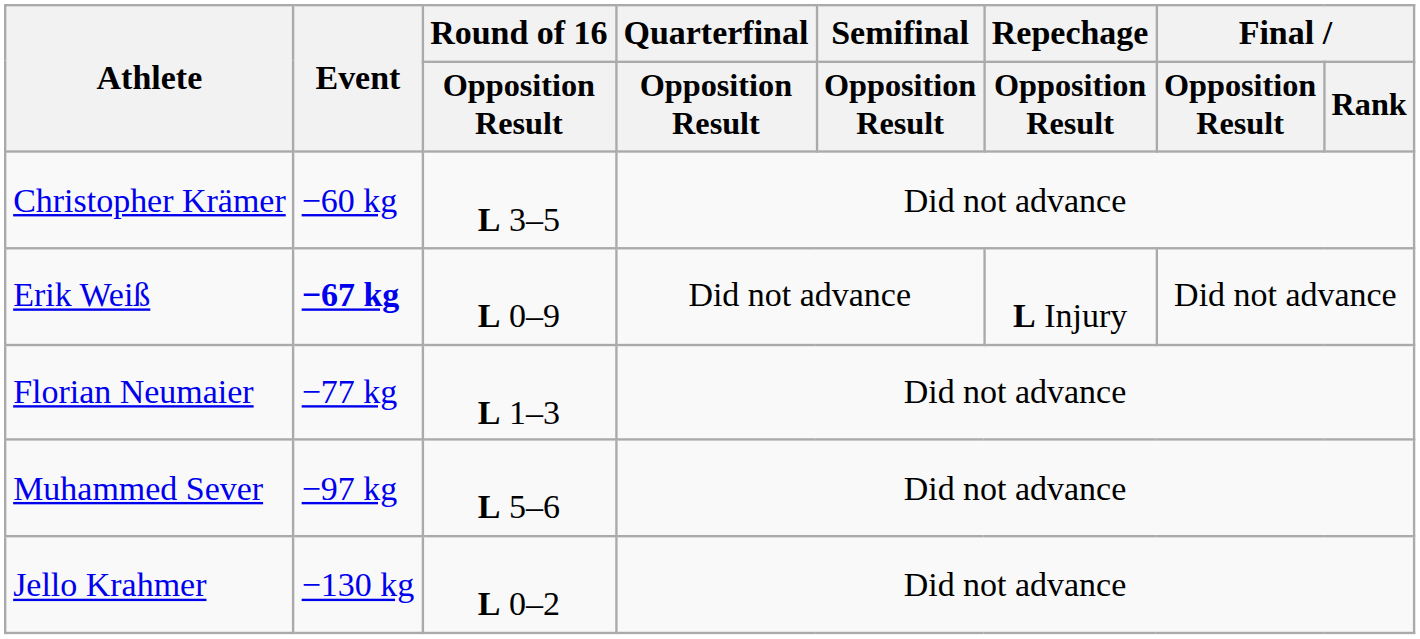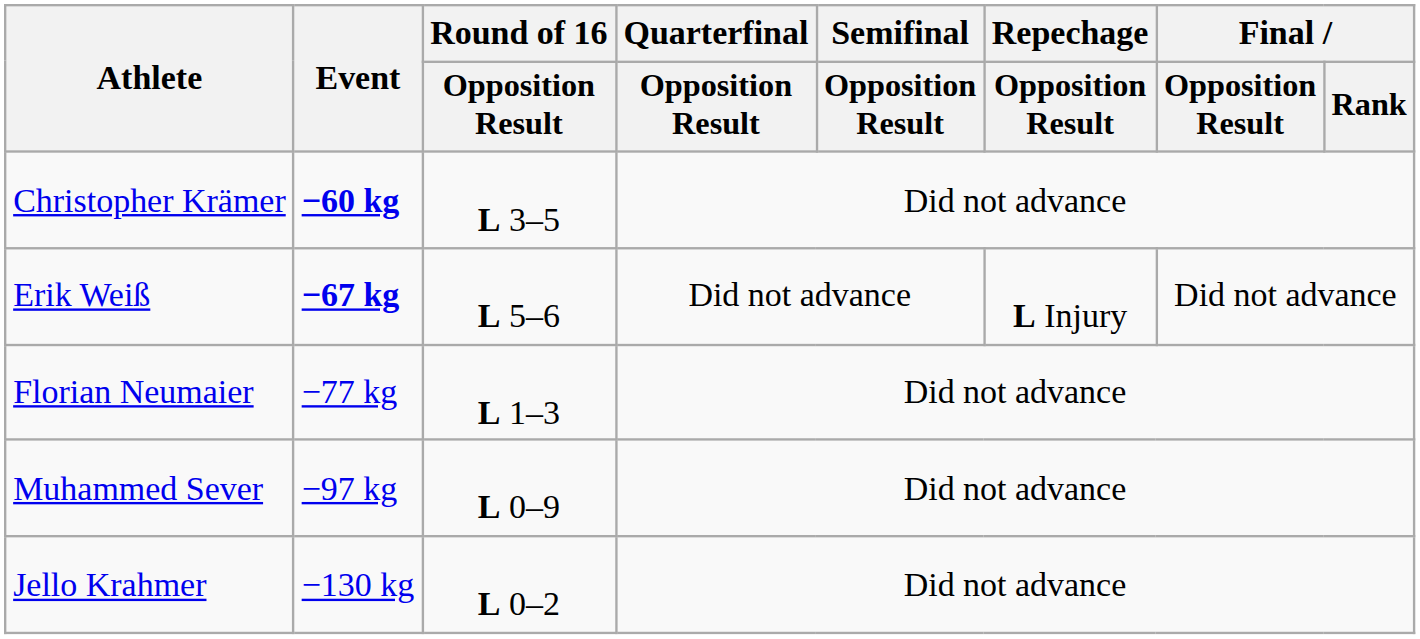(349, 199) normal -> (350, 199) bold
(519, 316) L 0–9 -> (519, 316) L 5–6
(519, 508) L 5–6 -> (519, 508) L 0–9
